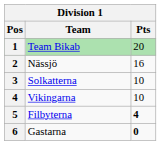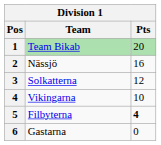(139, 81) 10 -> (139, 81) 12
(136, 132) bold -> (136, 132) normal
